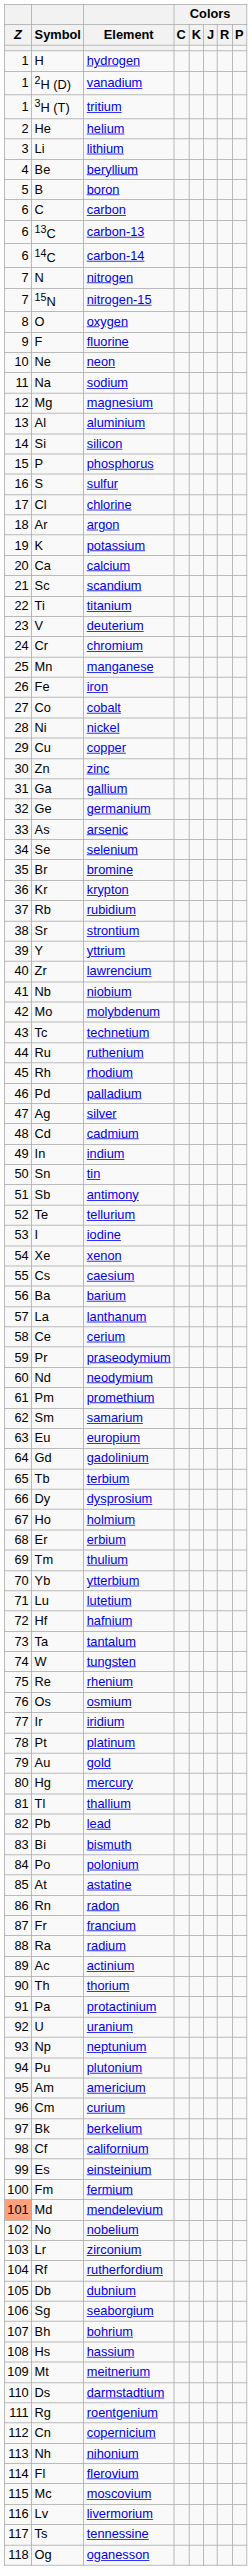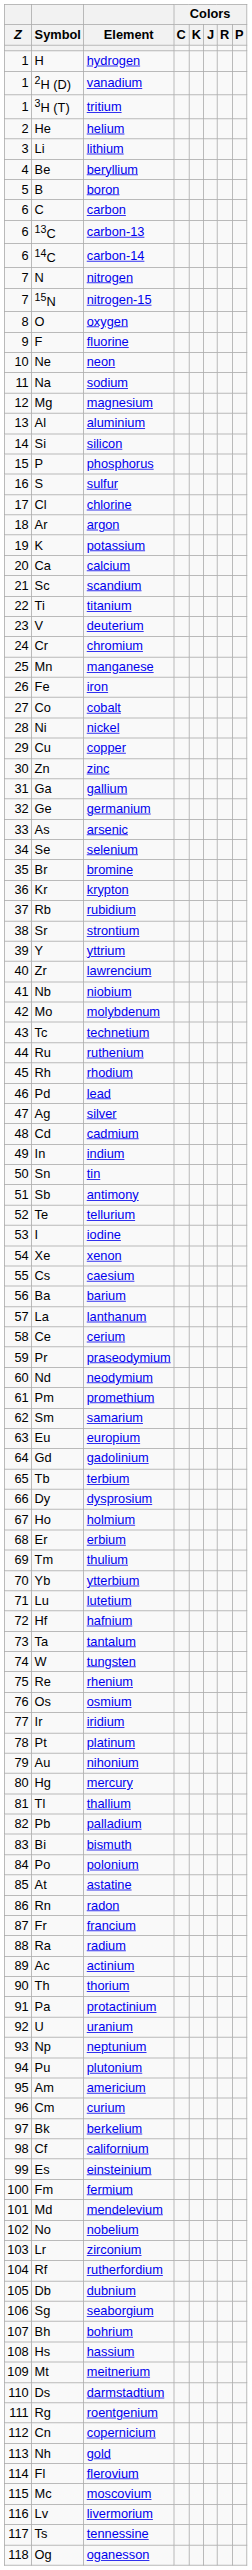(114, 1093) palladium -> (99, 1093) lead
(99, 1763) gold -> (113, 1763) nihonium
(99, 1824) lead -> (114, 1824) palladium
(18, 2209) lightsalmon background -> (18, 2209) no background
(113, 2453) nihonium -> (99, 2453) gold
